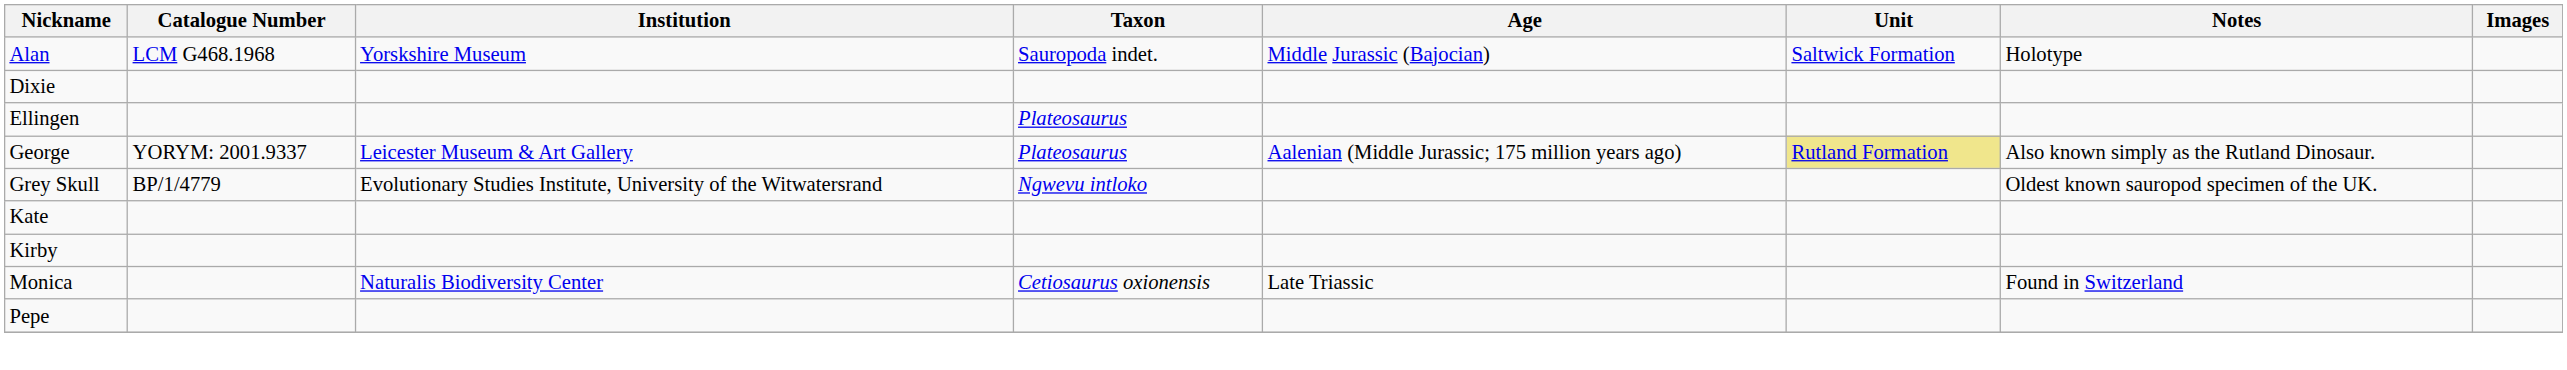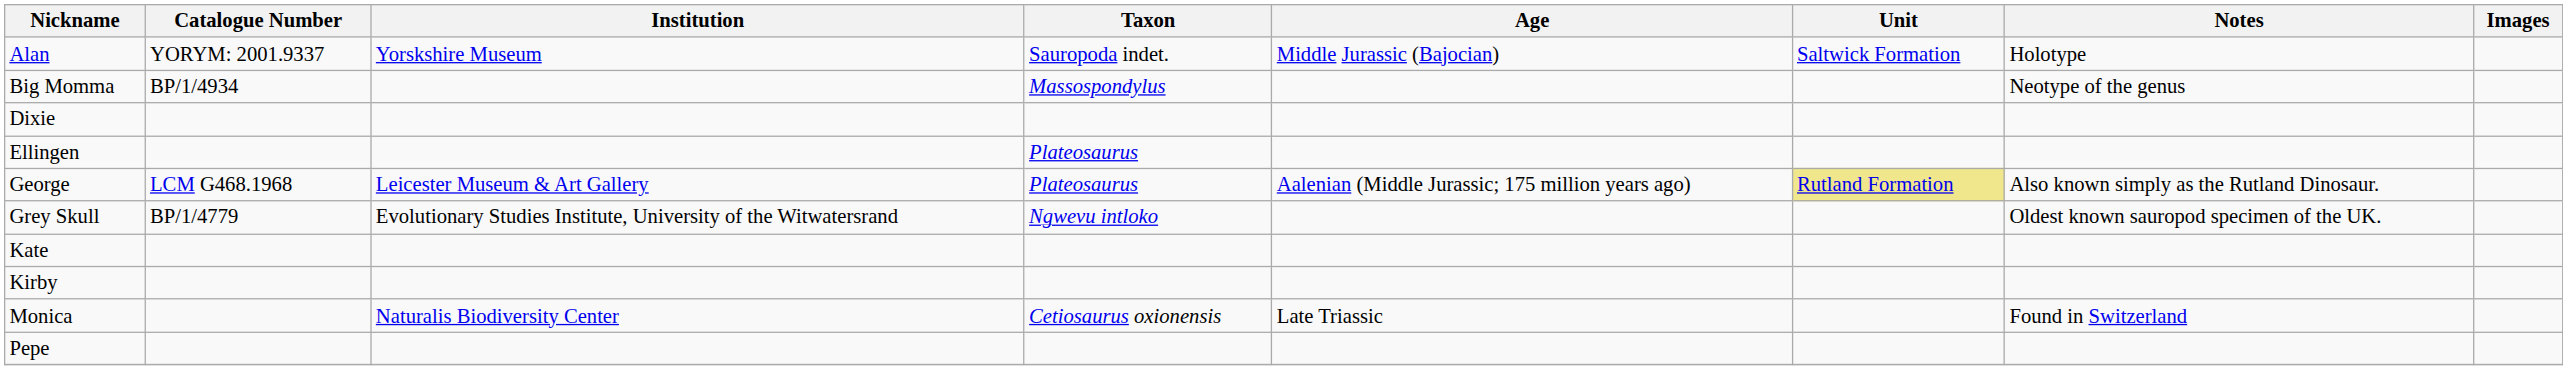(204, 53) LCM G468.1968 -> (237, 53) YORYM: 2001.9337
+ row: (62, 86)
(220, 151) YORYM: 2001.9337 -> (221, 184) LCM G468.1968
